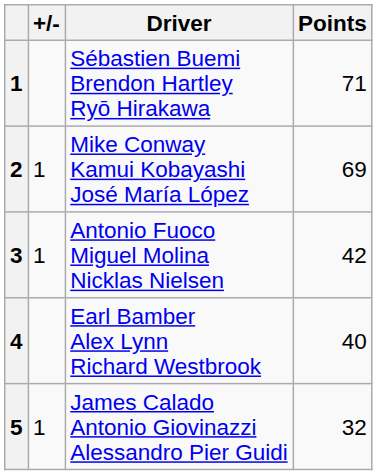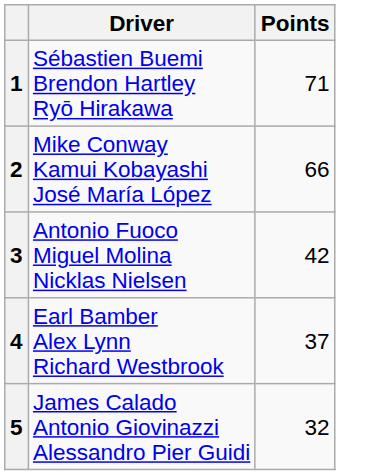- column: (46, 23)
(354, 169) 69 -> (317, 169) 66
(354, 341) 40 -> (317, 341) 37
